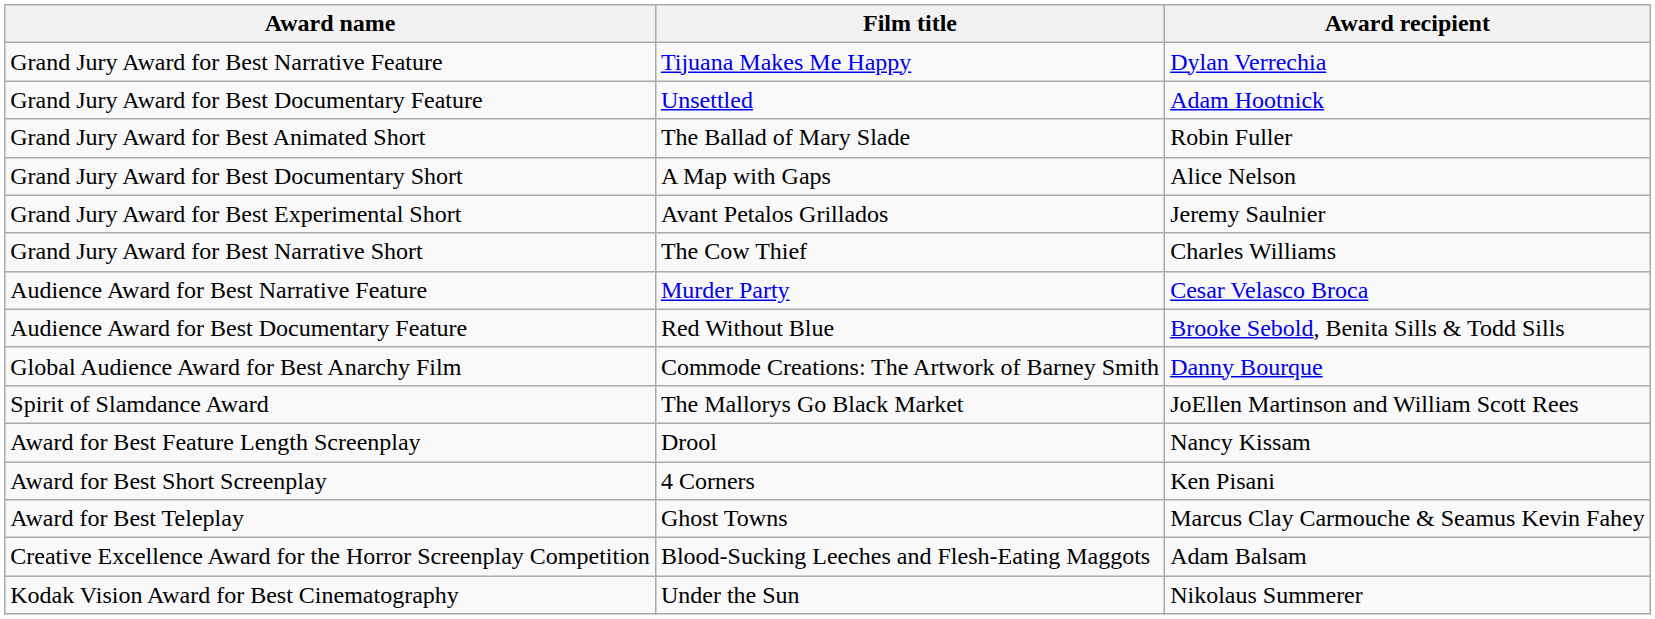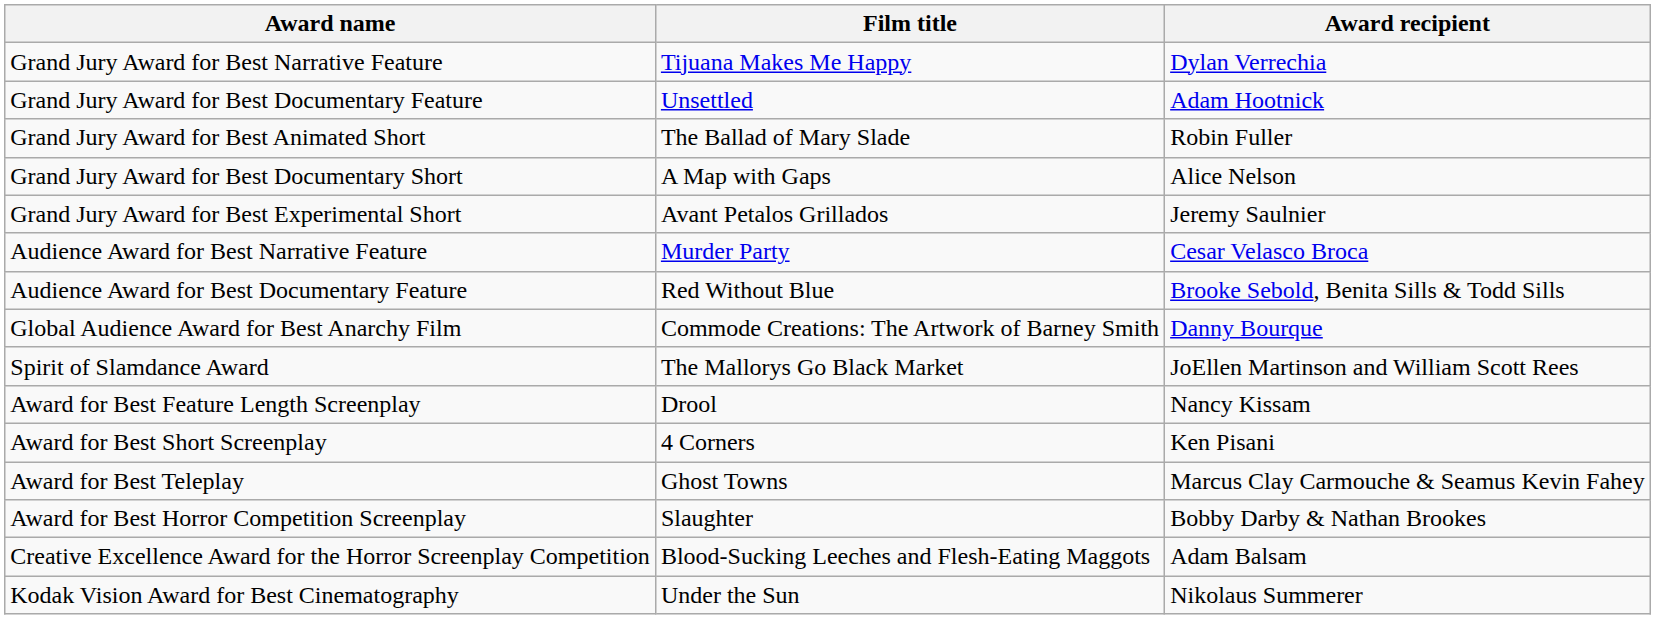- row: (216, 251)
+ row: (238, 518)
